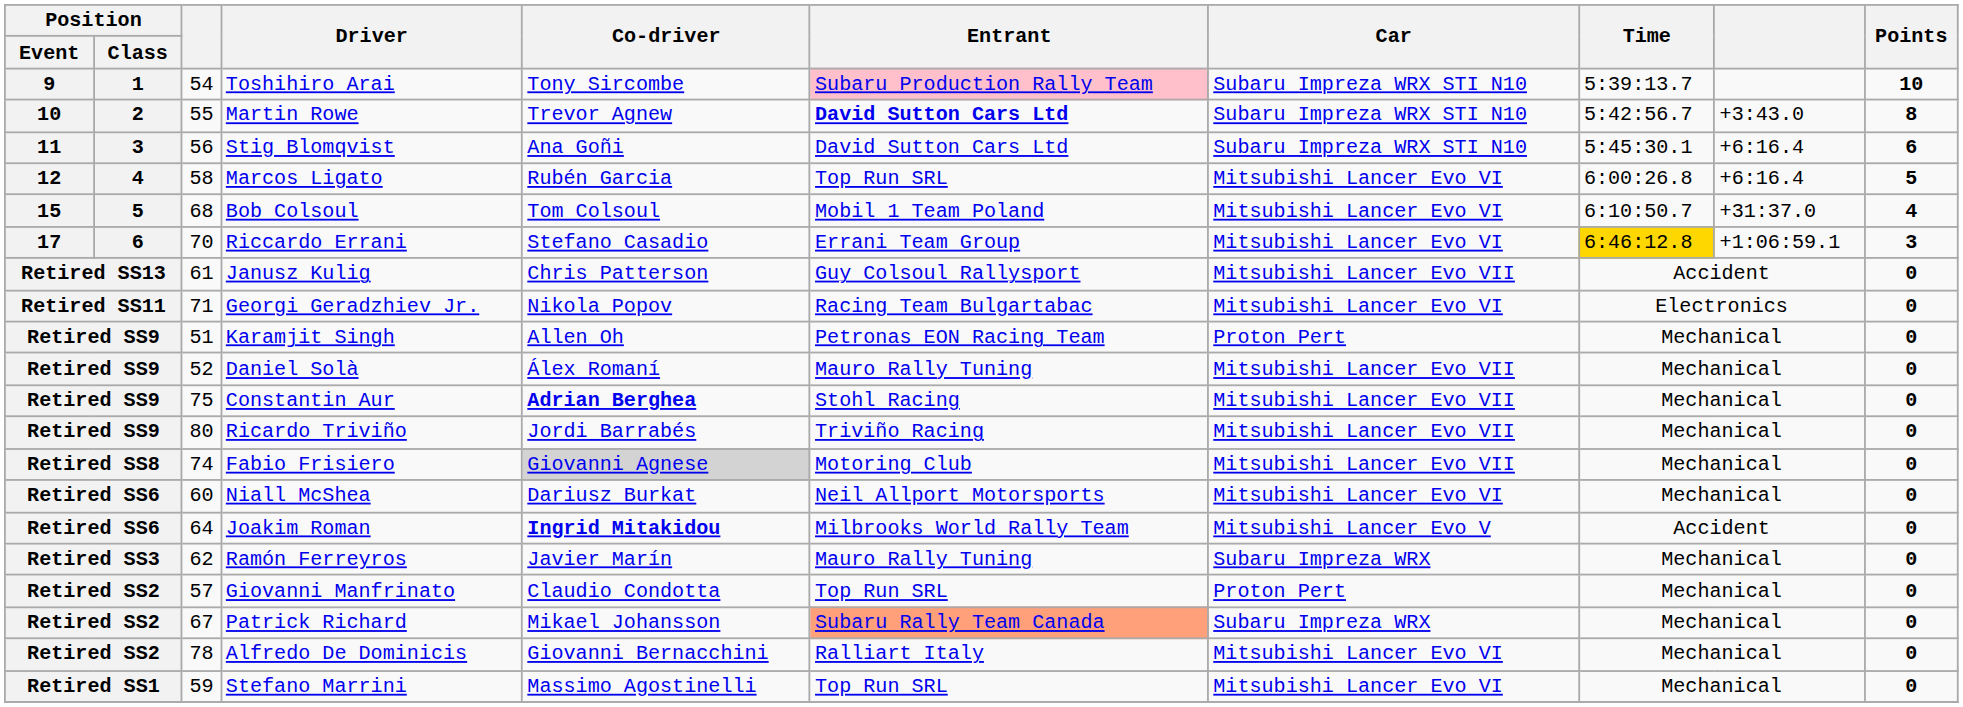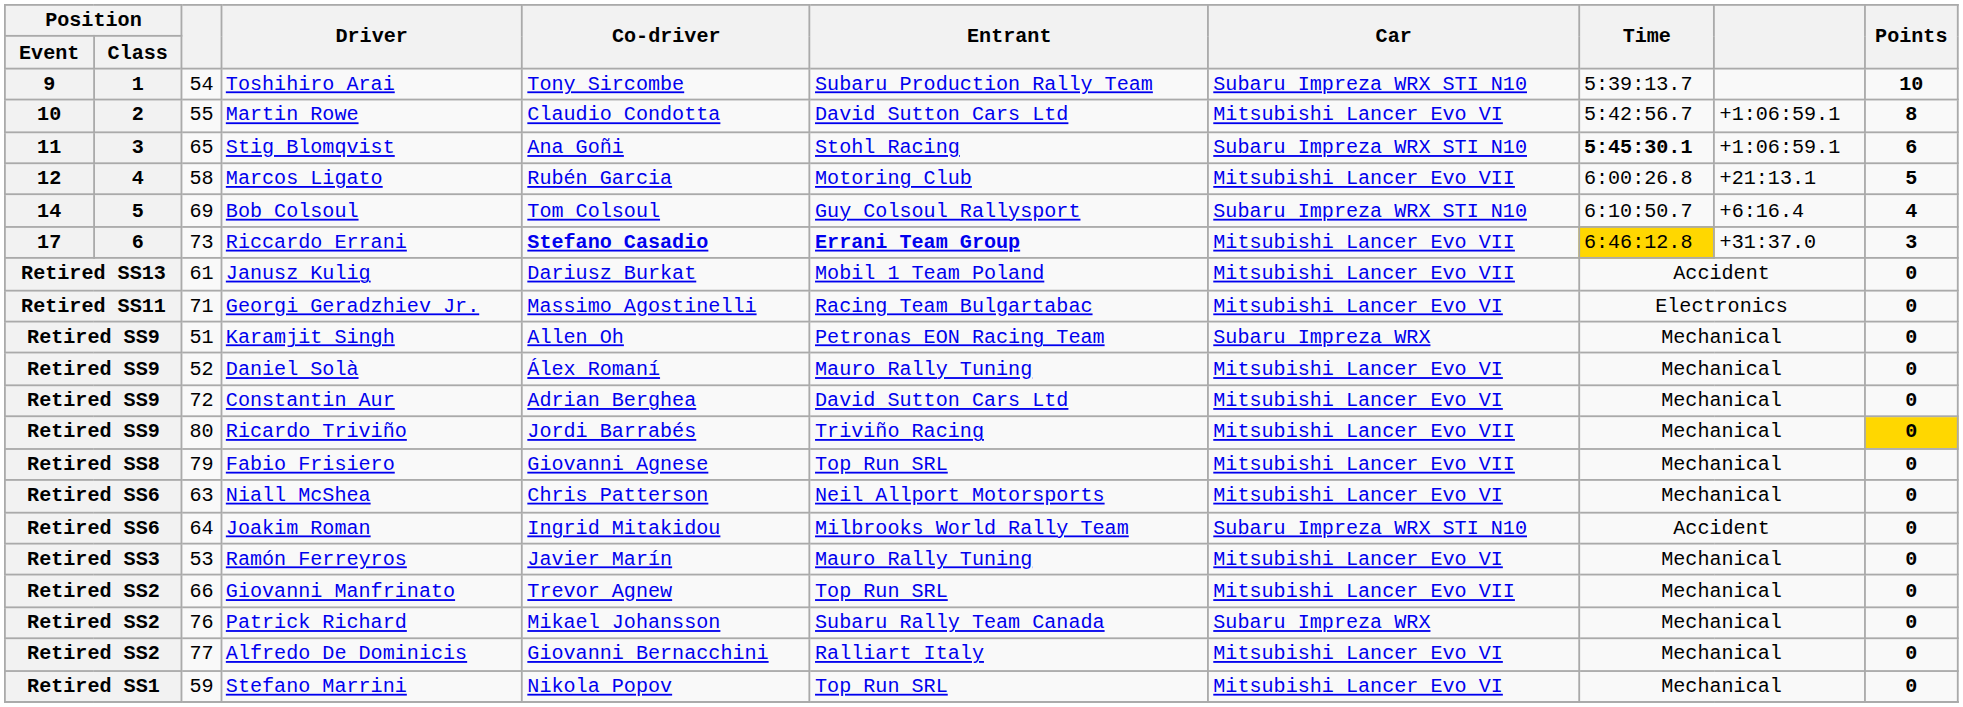(984, 84) pink background -> (984, 84) no background
(600, 116) Trevor Agnew -> (624, 116) Claudio Condotta
(942, 116) bold -> (942, 116) normal
(1370, 116) Subaru Impreza WRX STI N10 -> (1358, 116) Mitsubishi Lancer Evo VI
(1762, 116) +3:43.0 -> (1780, 116) +1:06:59.1
(201, 148) 56 -> (201, 148) 65
(942, 148) David Sutton Cars Ltd -> (887, 148) Stohl Racing
(1638, 148) normal -> (1638, 148) bold
(1762, 148) +6:16.4 -> (1780, 148) +1:06:59.1
(881, 179) Top Run SRL -> (893, 179) Motoring Club
(1358, 179) Mitsubishi Lancer Evo VI -> (1364, 179) Mitsubishi Lancer Evo VII
(1762, 179) +6:16.4 -> (1768, 179) +21:13.1
(49, 211) 15 -> (49, 211) 14
(201, 211) 68 -> (201, 211) 69
(930, 211) Mobil 1 Team Poland -> (948, 211) Guy Colsoul Rallysport
(1358, 211) Mitsubishi Lancer Evo VI -> (1370, 211) Subaru Impreza WRX STI N10
(1768, 211) +31:37.0 -> (1762, 211) +6:16.4
(201, 243) 70 -> (201, 243) 73
(618, 243) normal -> (618, 243) bold
(918, 243) normal -> (918, 243) bold
(1358, 243) Mitsubishi Lancer Evo VI -> (1364, 243) Mitsubishi Lancer Evo VII
(1780, 243) +1:06:59.1 -> (1768, 243) +31:37.0
(618, 274) Chris Patterson -> (612, 274) Dariusz Burkat
(948, 274) Guy Colsoul Rallysport -> (930, 274) Mobil 1 Team Poland
(600, 306) Nikola Popov -> (642, 306) Massimo Agostinelli
(1280, 338) Proton Pert -> (1322, 338) Subaru Impreza WRX
(1364, 369) Mitsubishi Lancer Evo VII -> (1358, 369) Mitsubishi Lancer Evo VI
(201, 401) 75 -> (201, 401) 72
(612, 401) bold -> (612, 401) normal
(887, 401) Stohl Racing -> (942, 401) David Sutton Cars Ltd
(1364, 401) Mitsubishi Lancer Evo VII -> (1358, 401) Mitsubishi Lancer Evo VI
(1911, 433) no background -> (1911, 433) gold background
(201, 464) 74 -> (201, 464) 79
(618, 464) lightgrey background -> (618, 464) no background
(893, 464) Motoring Club -> (881, 464) Top Run SRL
(201, 496) 60 -> (201, 496) 63
(612, 496) Dariusz Burkat -> (618, 496) Chris Patterson
(624, 528) bold -> (624, 528) normal
(1352, 528) Mitsubishi Lancer Evo V -> (1370, 528) Subaru Impreza WRX STI N10
(201, 559) 62 -> (201, 559) 53
(1322, 559) Subaru Impreza WRX -> (1358, 559) Mitsubishi Lancer Evo VI
(201, 591) 57 -> (201, 591) 66
(624, 591) Claudio Condotta -> (600, 591) Trevor Agnew
(1280, 591) Proton Pert -> (1364, 591) Mitsubishi Lancer Evo VII
(201, 623) 67 -> (201, 623) 76
(960, 623) lightsalmon background -> (960, 623) no background
(201, 654) 78 -> (201, 654) 77
(642, 686) Massimo Agostinelli -> (600, 686) Nikola Popov
